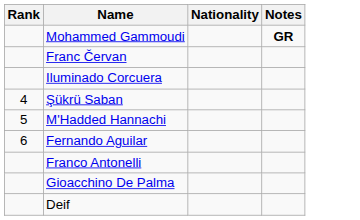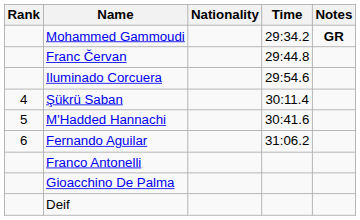+ column: (287, 15)
